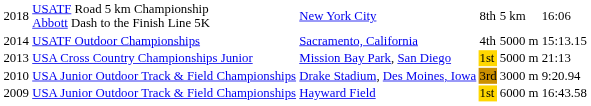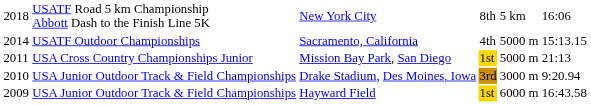(16, 58) 2013 -> (16, 58) 2011
